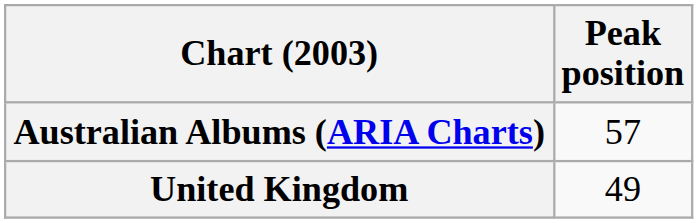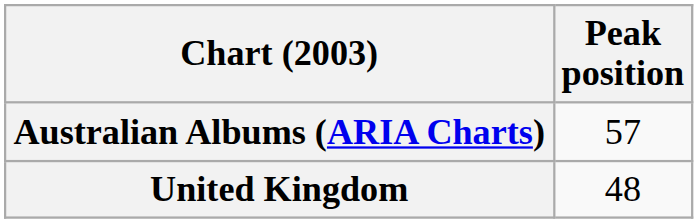(623, 188) 49 -> (623, 188) 48
